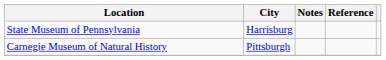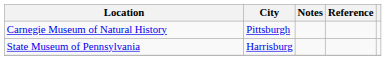rows swapped: (87, 47) <-> (73, 30)
